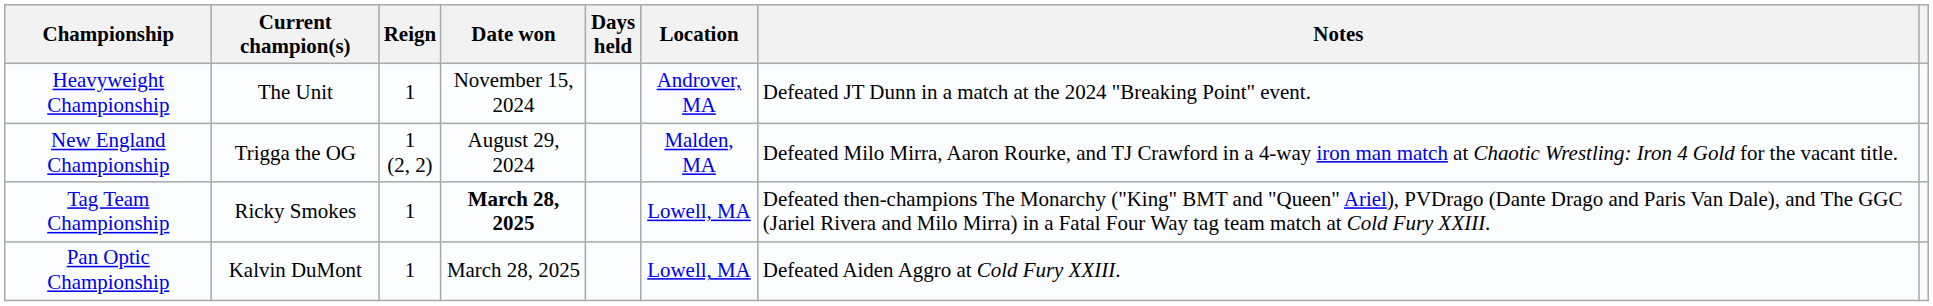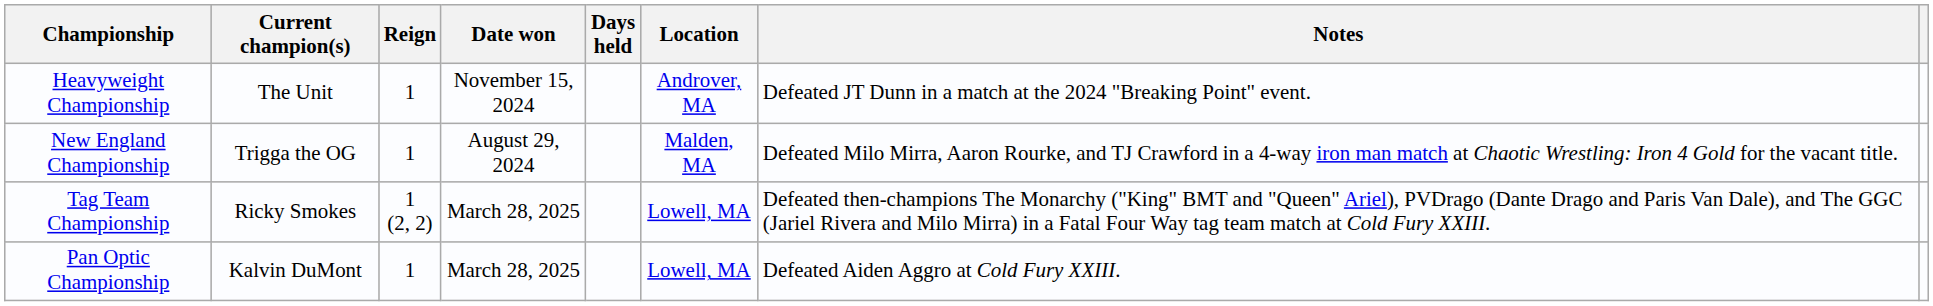(410, 152) 1 (2, 2) -> (410, 152) 1
(410, 211) 1 -> (410, 211) 1 (2, 2)
(514, 211) bold -> (514, 211) normal
